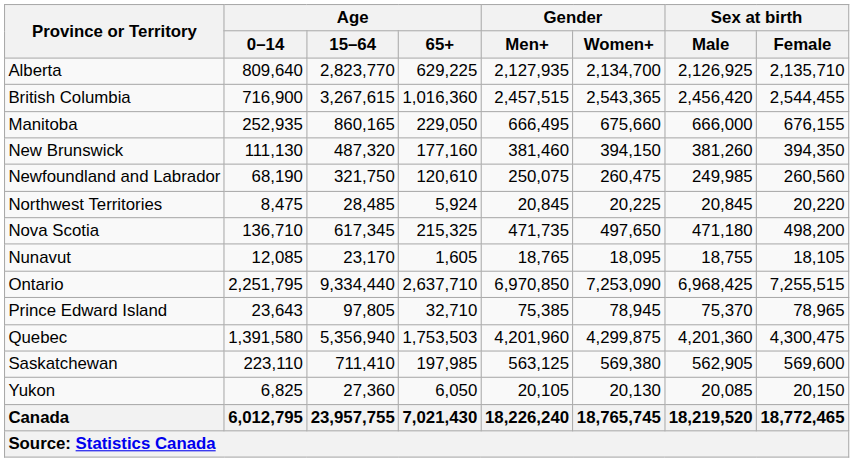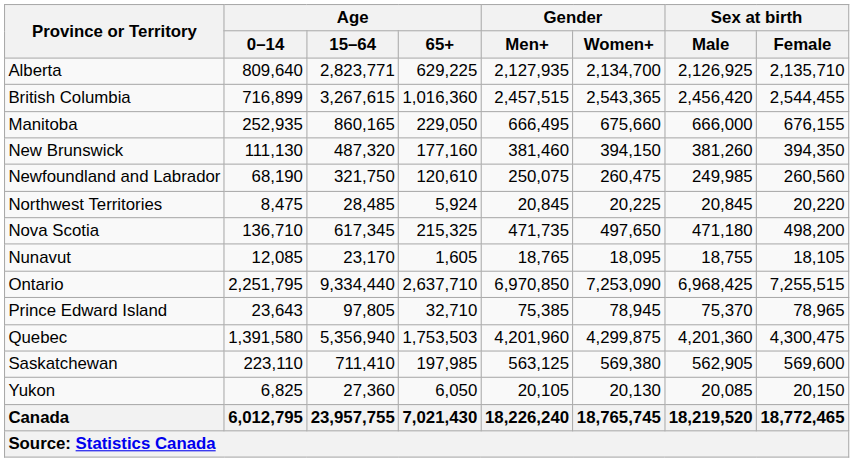(357, 71) 2,823,770 -> (357, 71) 2,823,771
(273, 97) 716,900 -> (273, 97) 716,899
